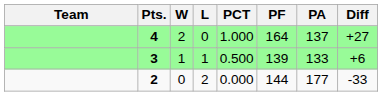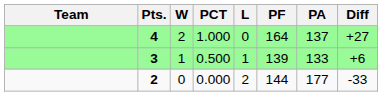columns swapped: (205, 15) <-> (237, 15)
